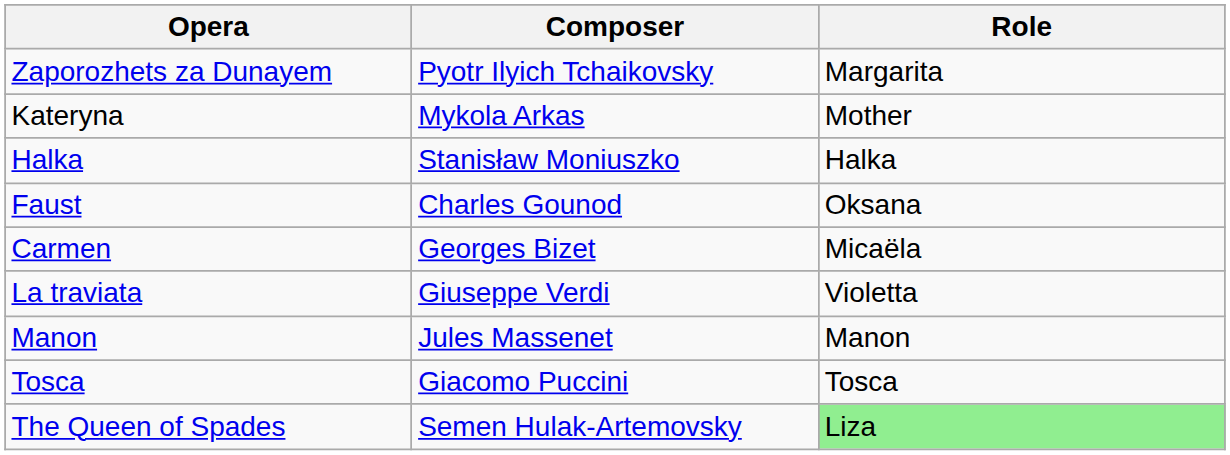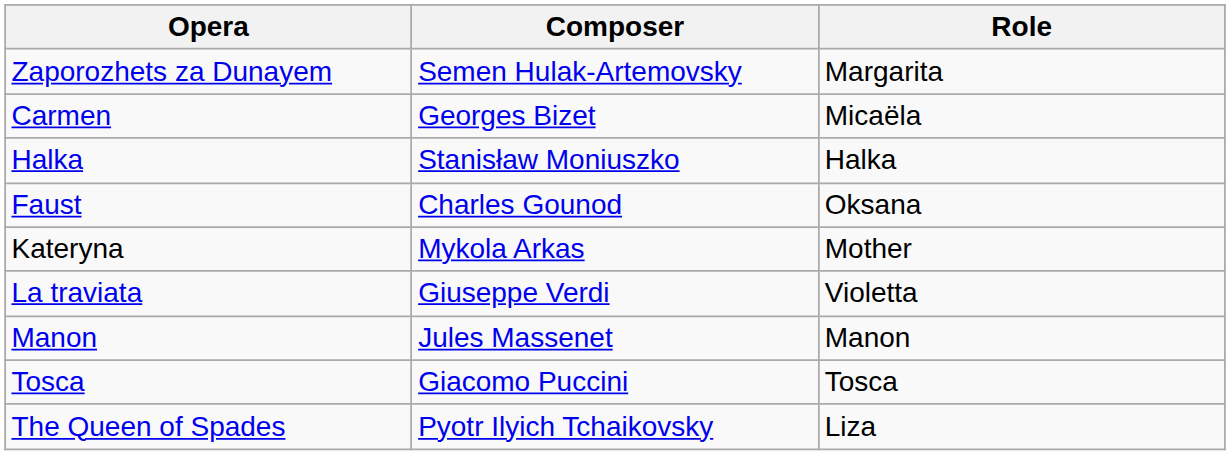(566, 71) Pyotr Ilyich Tchaikovsky -> (580, 71) Semen Hulak-Artemovsky
rows swapped: (68, 115) <-> (61, 248)
(580, 426) Semen Hulak-Artemovsky -> (566, 426) Pyotr Ilyich Tchaikovsky
(850, 426) lightgreen background -> (850, 426) no background
